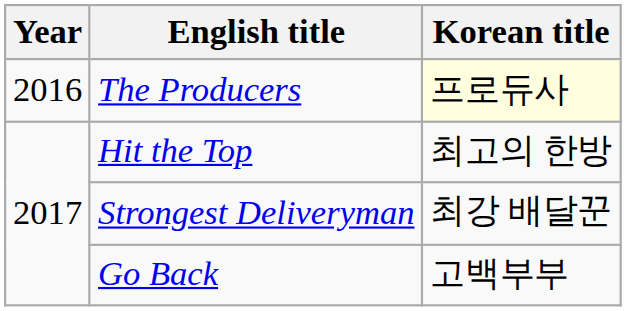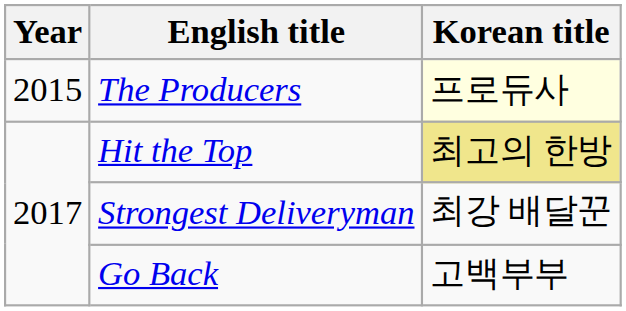(48, 89) 2016 -> (48, 89) 2015
(521, 150) no background -> (521, 150) khaki background
